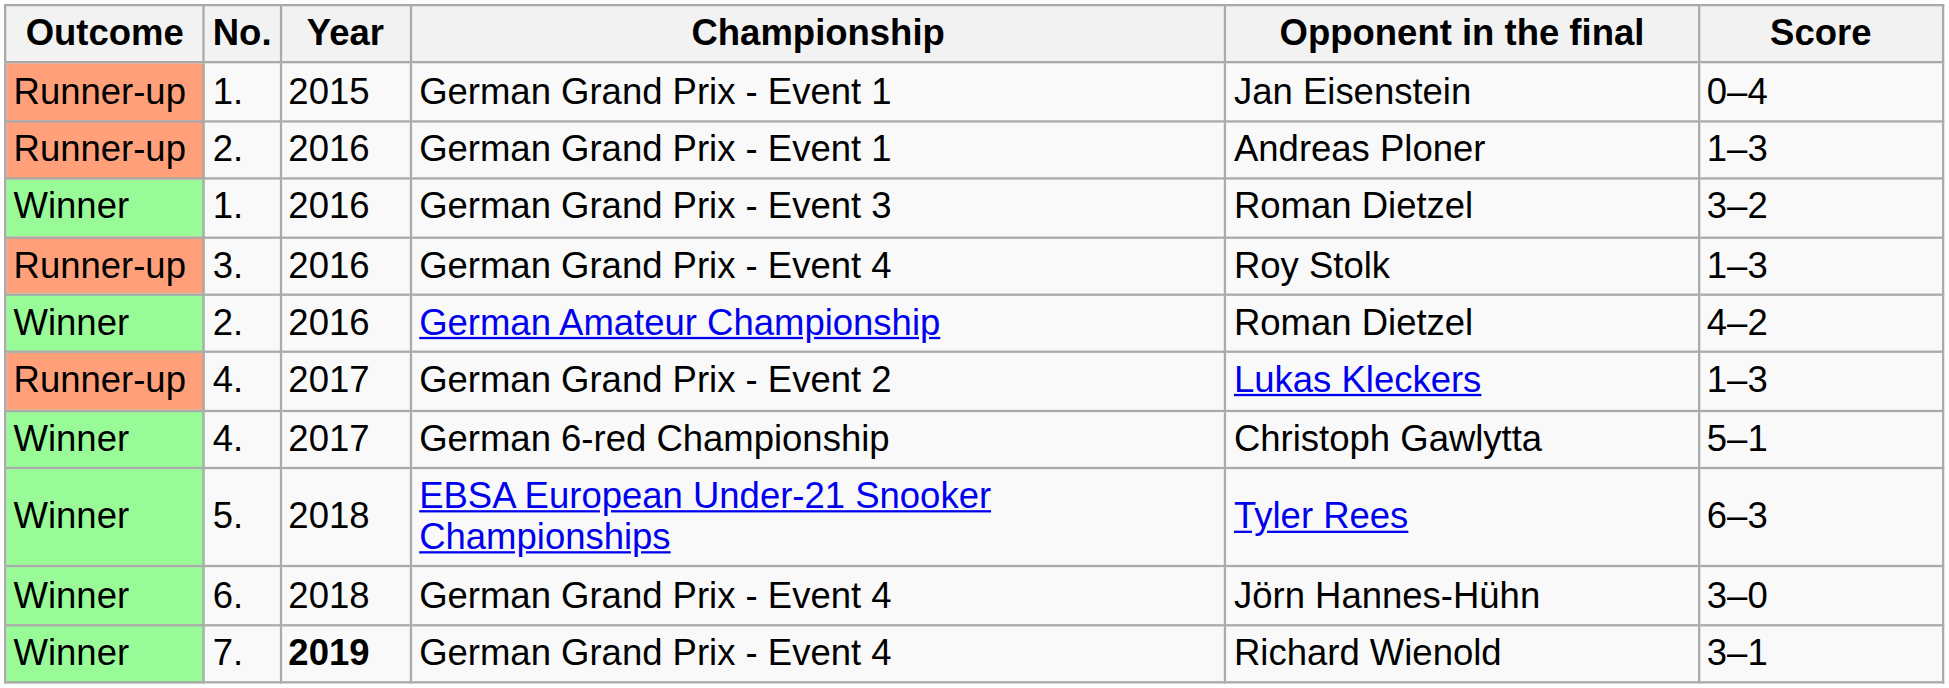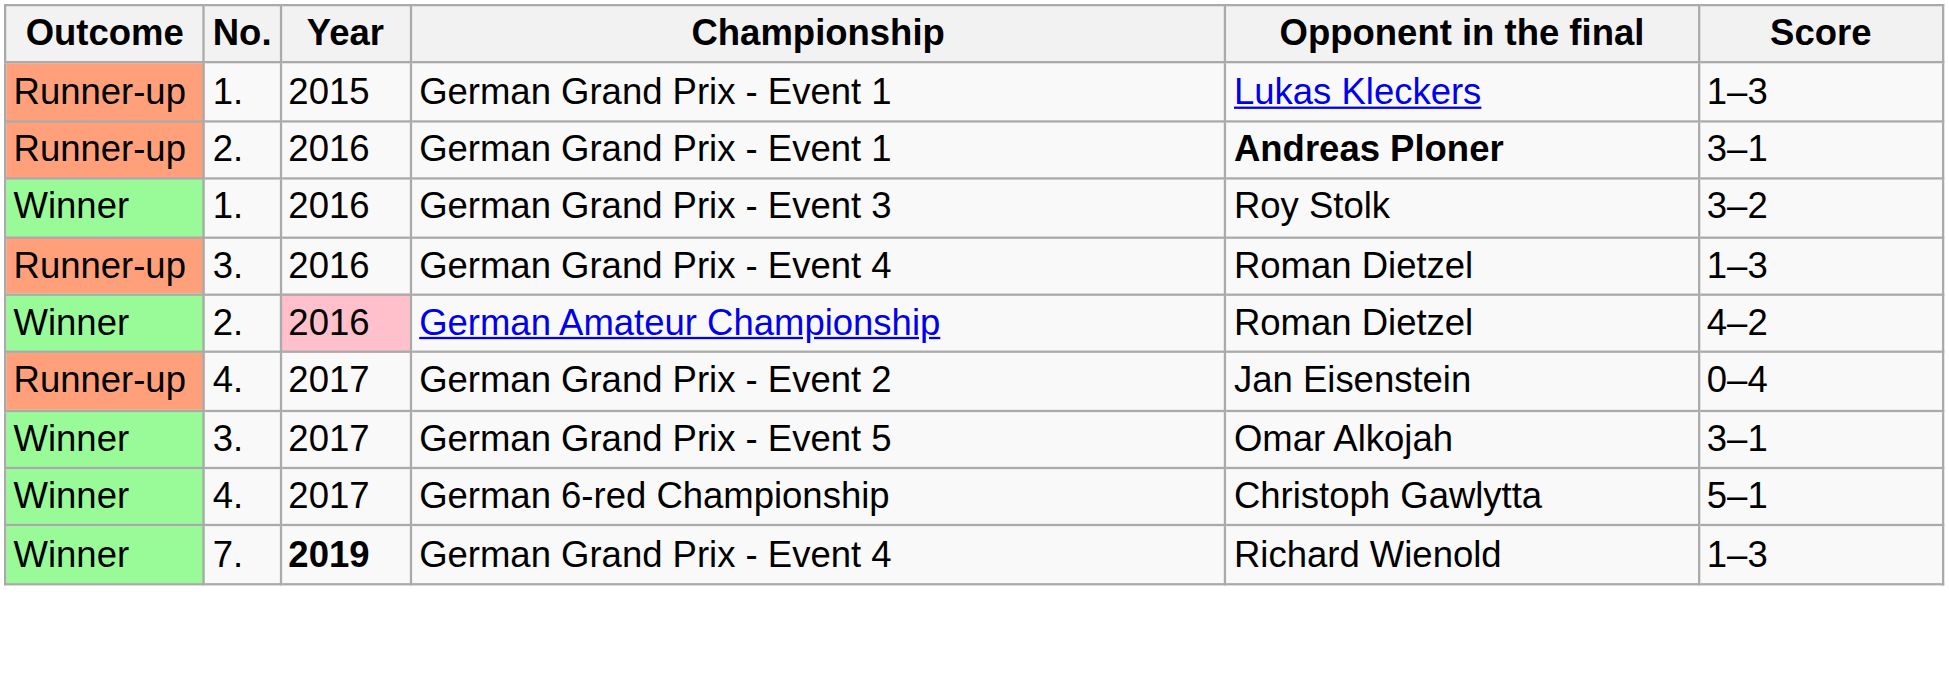(1353, 91) Jan Eisenstein -> (1358, 91) Lukas Kleckers
(1737, 91) 0–4 -> (1737, 91) 1–3
(1360, 149) normal -> (1369, 149) bold
(1737, 149) 1–3 -> (1737, 149) 3–1
(1354, 206) Roman Dietzel -> (1312, 206) Roy Stolk
(1312, 264) Roy Stolk -> (1354, 264) Roman Dietzel
(329, 322) no background -> (329, 322) pink background
(1358, 380) Lukas Kleckers -> (1353, 380) Jan Eisenstein
(1737, 380) 1–3 -> (1737, 380) 0–4
+ row: (228, 438)
- row: (228, 516)
- row: (228, 595)
(1737, 653) 3–1 -> (1737, 554) 1–3
